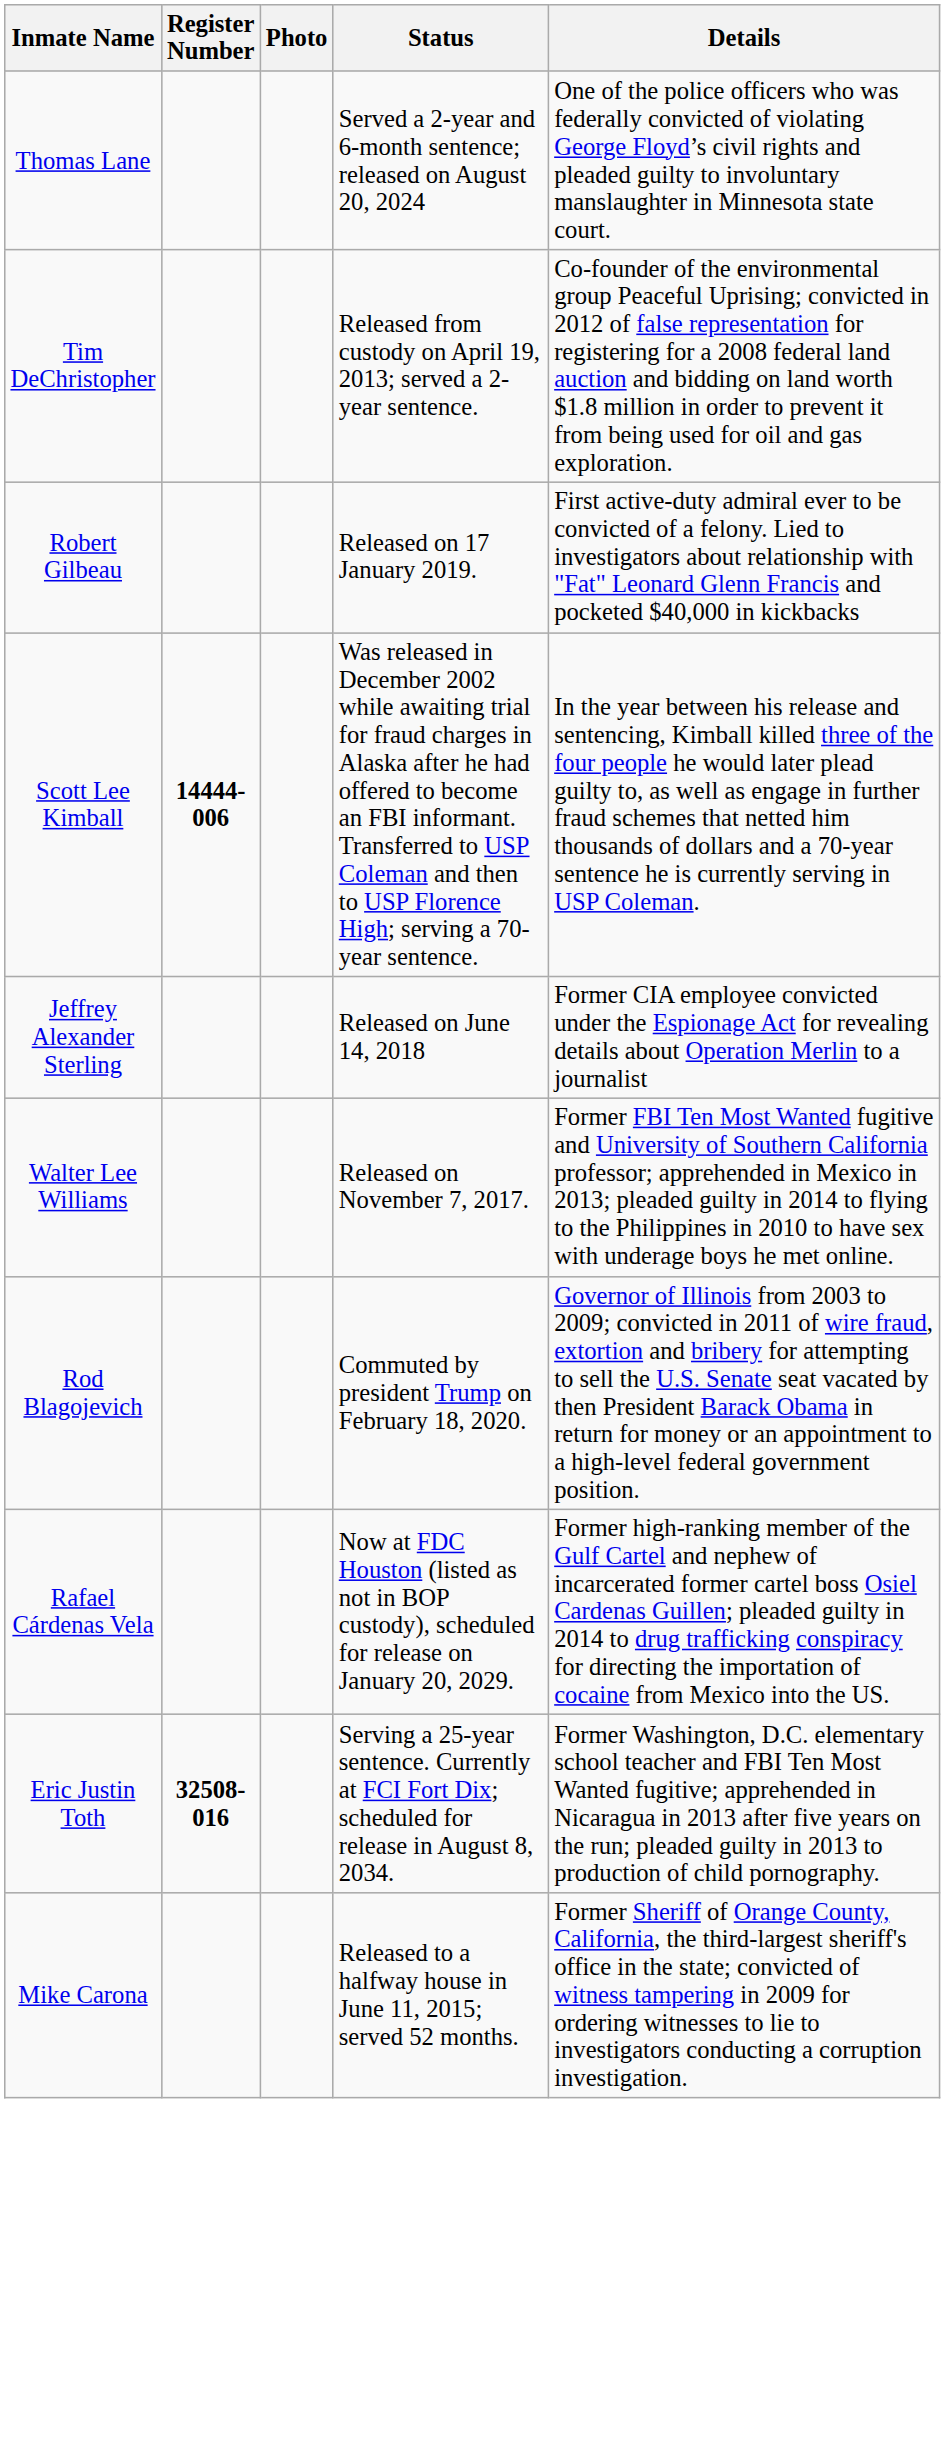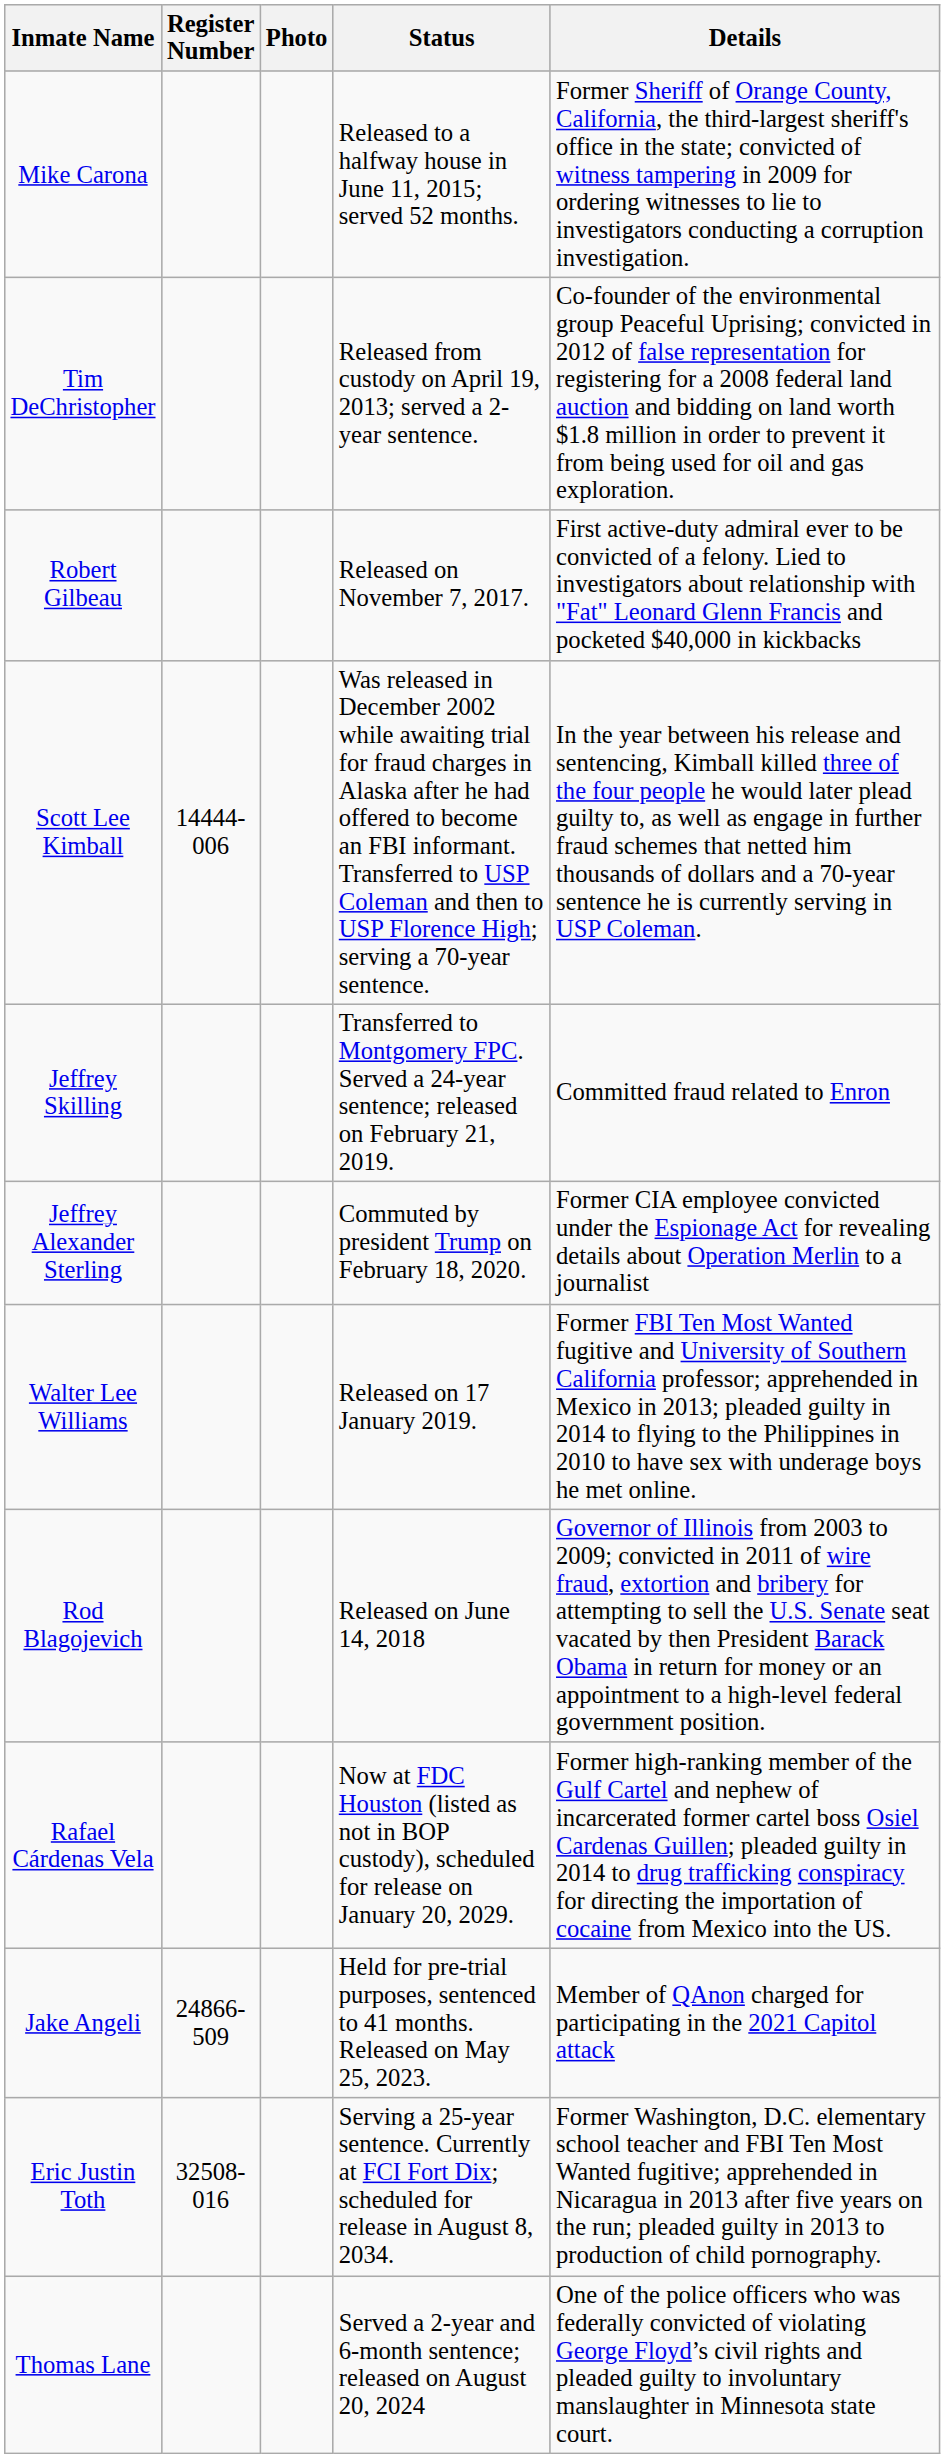rows swapped: (83, 1994) <-> (83, 160)
(414, 557) Released on 17 January 2019. -> (434, 584) Released on November 7, 2017.
(211, 804) bold -> (211, 831) normal
+ row: (83, 1092)
(424, 1037) Released on June 14, 2018 -> (435, 1242) Commuted by president Trump on February 18, 2020.
(434, 1187) Released on November 7, 2017. -> (414, 1406) Released on 17 January 2019.
(435, 1392) Commuted by president Trump on February 18, 2020. -> (424, 1625) Released on June 14, 2018
+ row: (83, 2022)
(211, 1803) bold -> (211, 2186) normal
